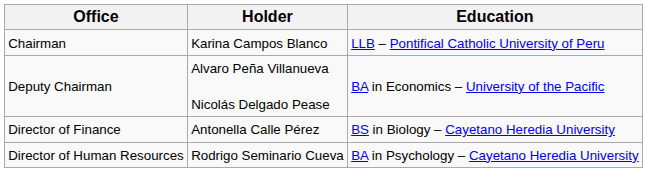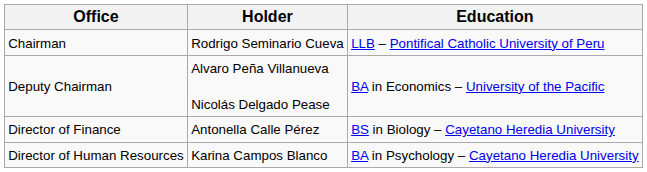(259, 43) Karina Campos Blanco -> (267, 43) Rodrigo Seminario Cueva
(267, 155) Rodrigo Seminario Cueva -> (259, 155) Karina Campos Blanco
